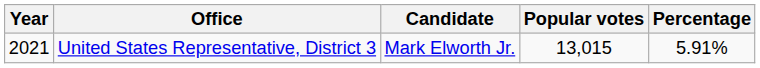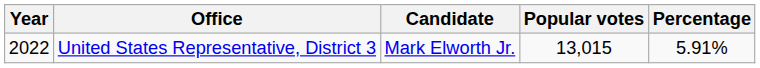(29, 47) 2021 -> (29, 47) 2022
